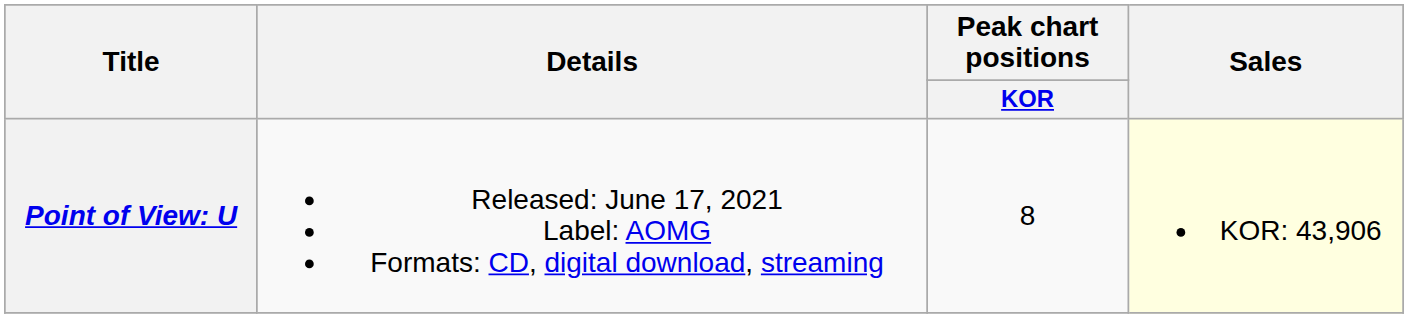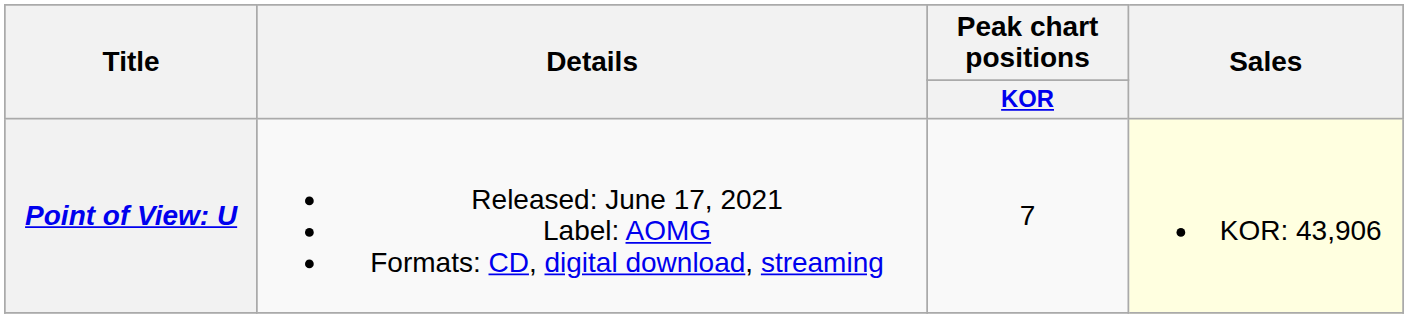(1028, 215) 8 -> (1028, 215) 7
